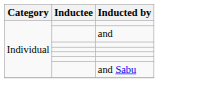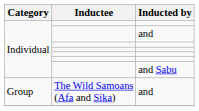+ row: (20, 92)
